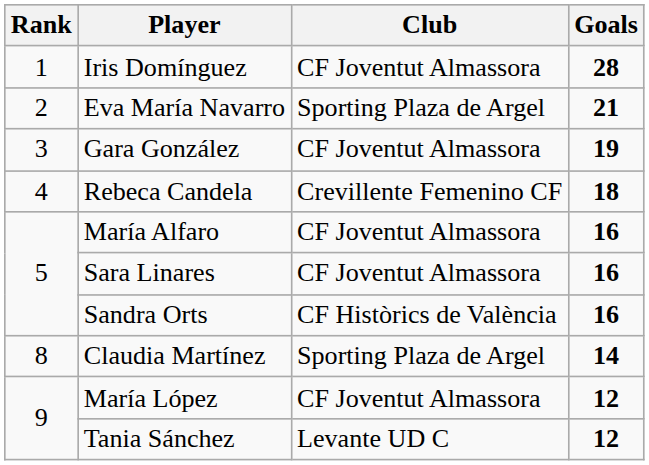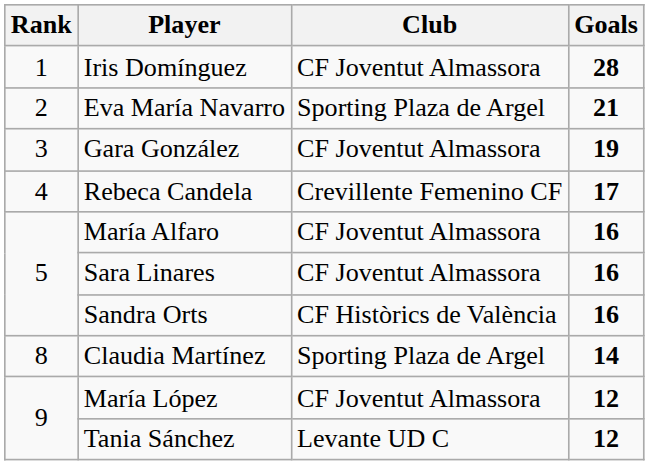(606, 190) 18 -> (606, 190) 17
